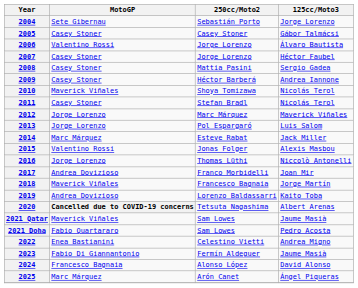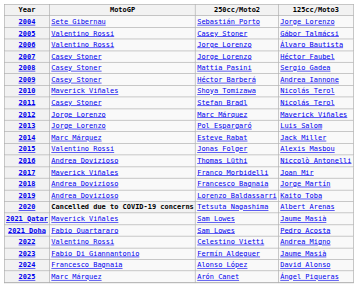(76, 33) Casey Stoner -> (83, 33) Valentino Rossi
(79, 161) Jorge Lorenzo -> (85, 161) Andrea Dovizioso
(85, 173) Andrea Dovizioso -> (85, 173) Maverick Viñales
(85, 184) Maverick Viñales -> (85, 184) Andrea Dovizioso
(83, 242) Enea Bastianini -> (83, 242) Valentino Rossi
